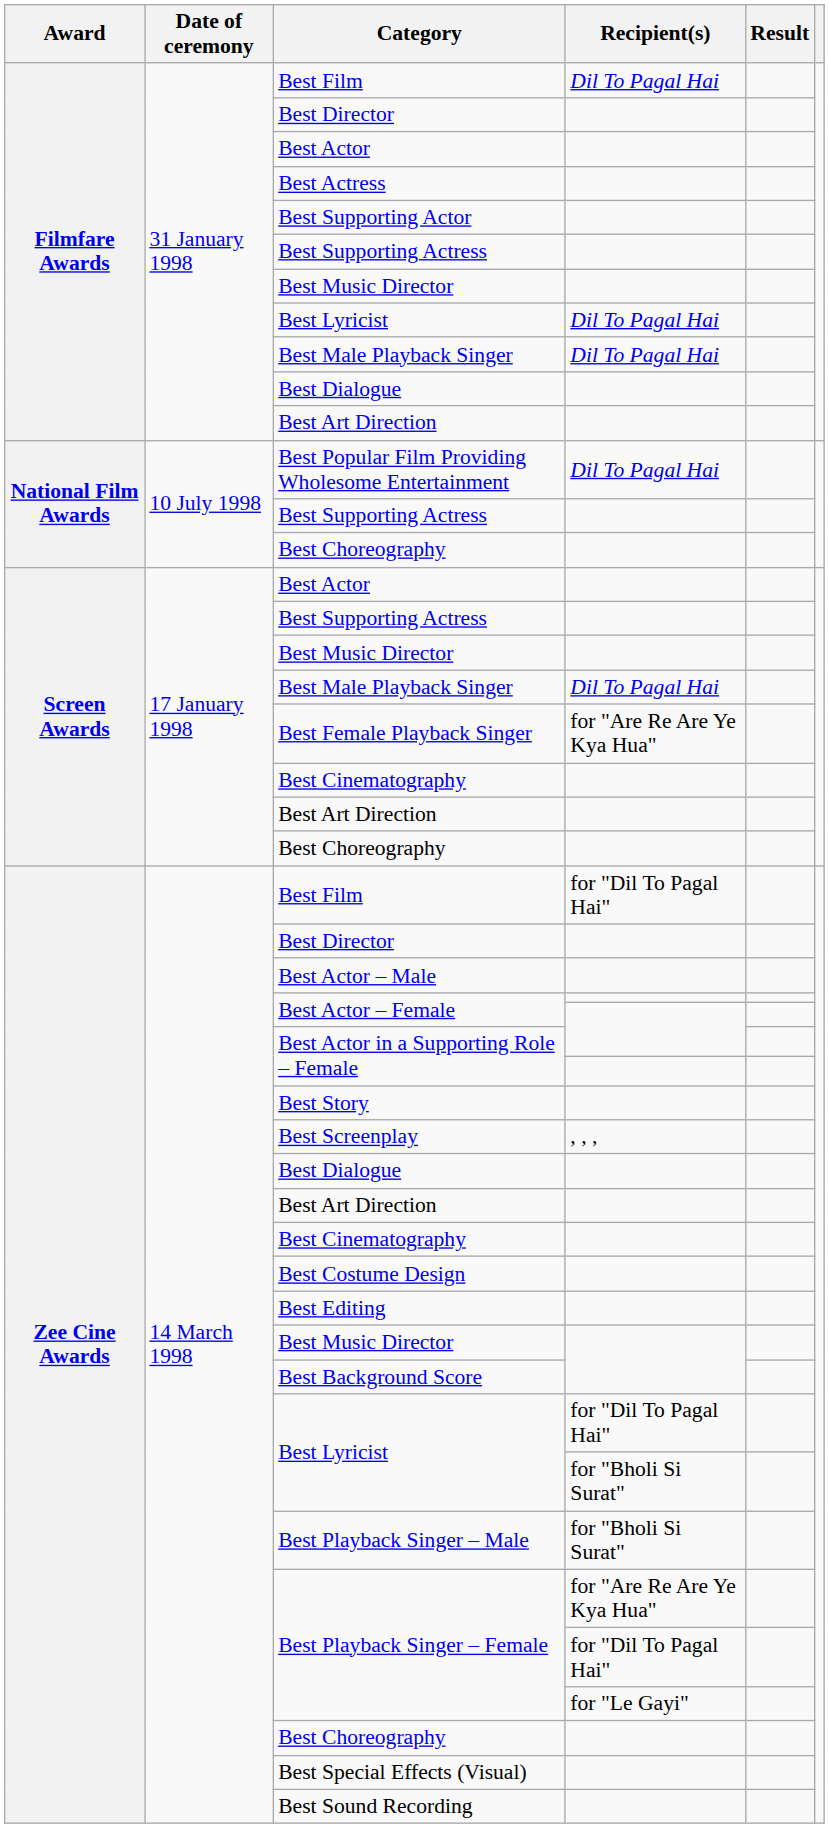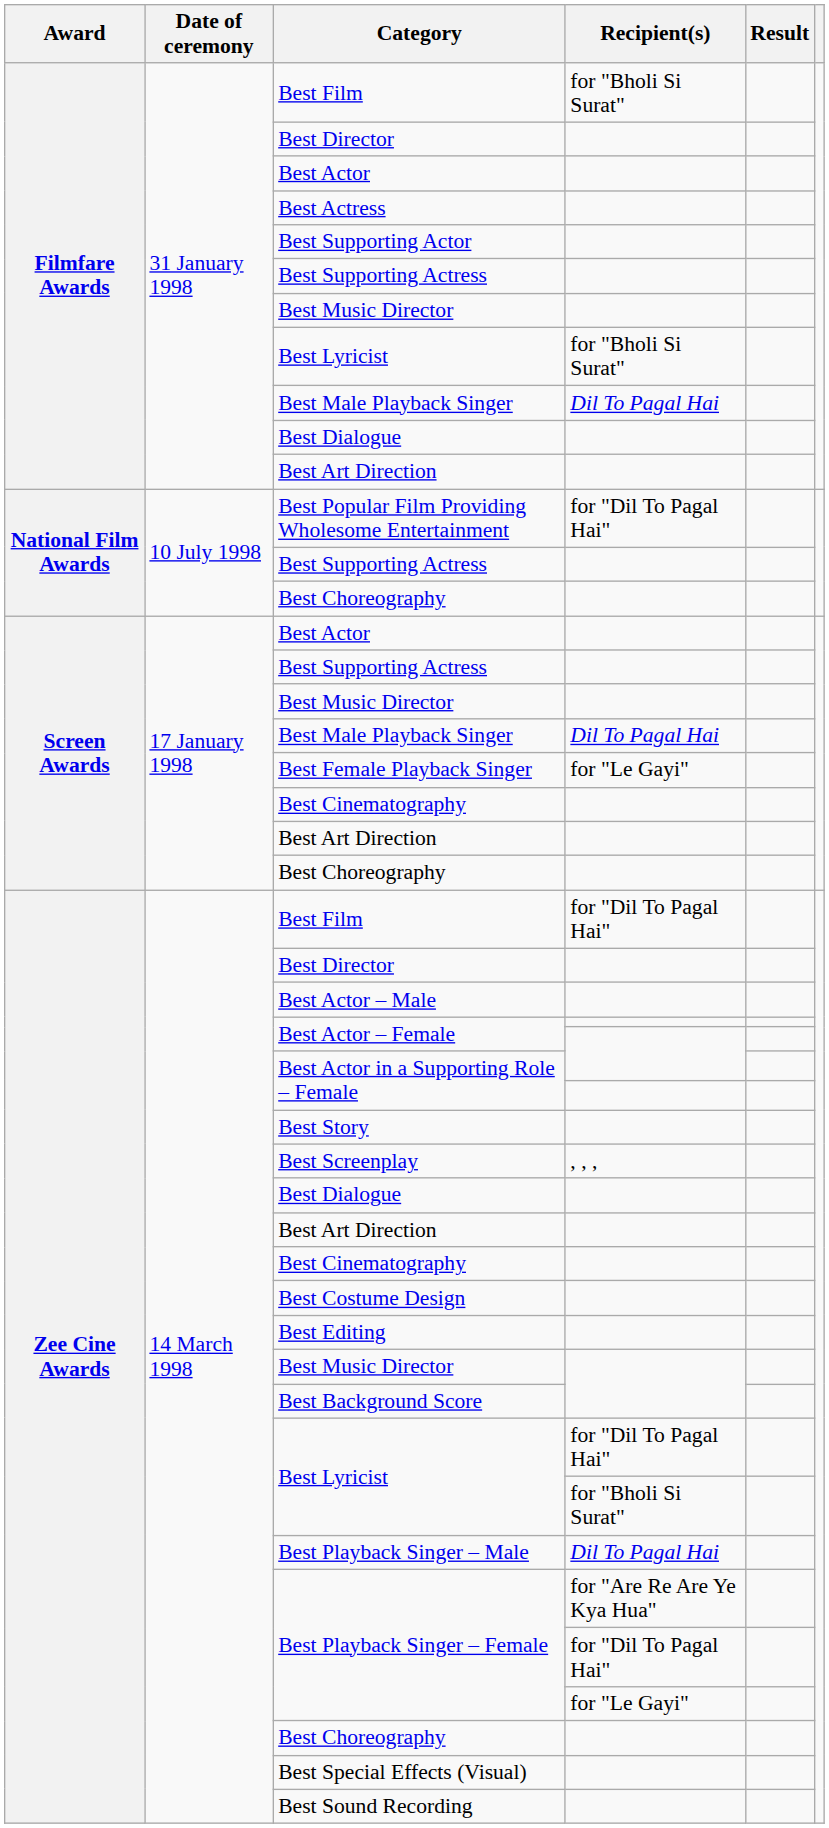(645, 80) Dil To Pagal Hai -> (626, 92) for "Bholi Si Surat"
(645, 319) Dil To Pagal Hai -> (626, 356) for "Bholi Si Surat"
(645, 469) Dil To Pagal Hai -> (644, 517) for "Dil To Pagal Hai"
(653, 733) for "Are Re Are Ye Kya Hua" -> (630, 769) for "Le Gayi"
(626, 1539) for "Bholi Si Surat" -> (645, 1552) Dil To Pagal Hai
